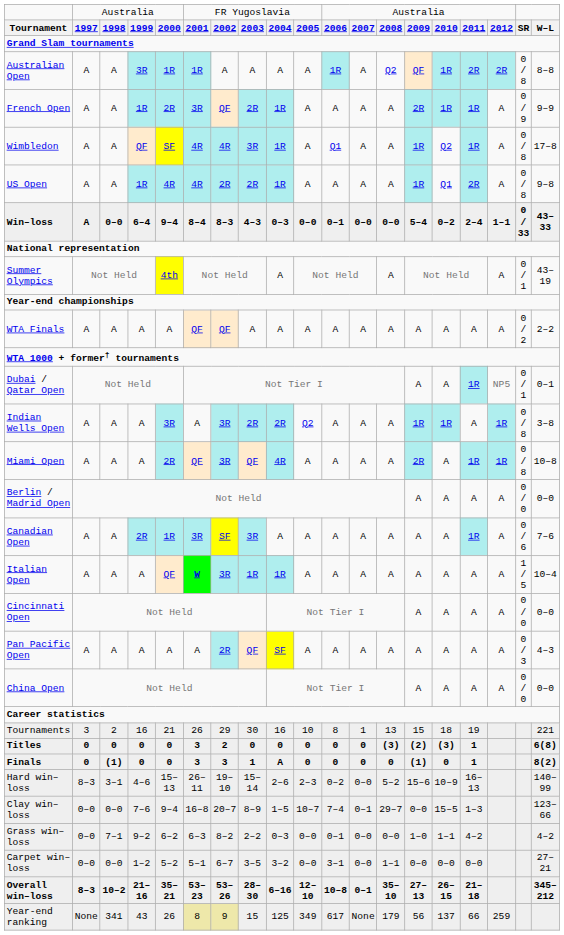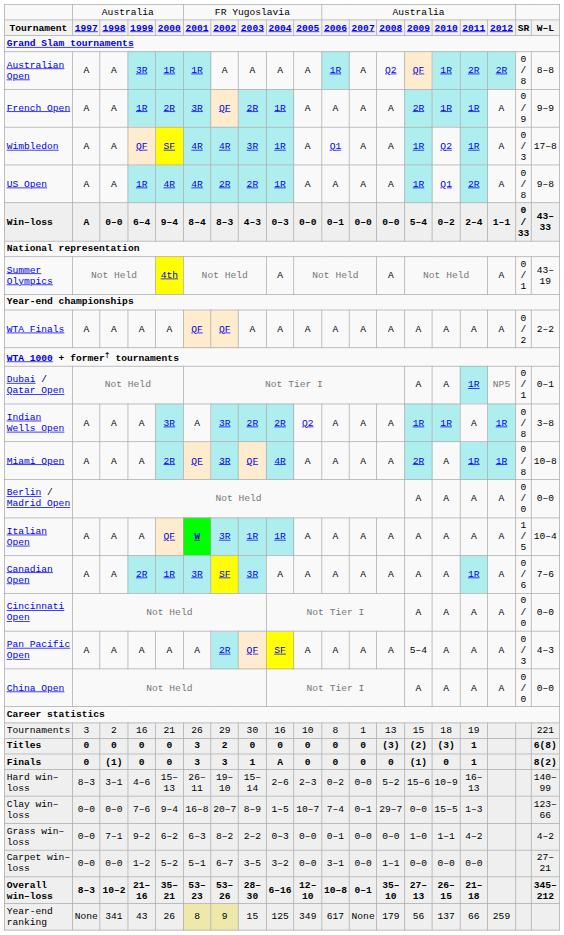(523, 146) 0 / 8 -> (523, 146) 0 / 3
rows swapped: (27, 574) <-> (30, 537)
(418, 650) A -> (418, 650) 5–4
